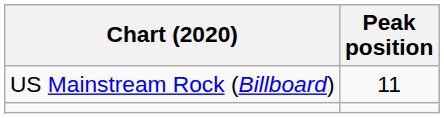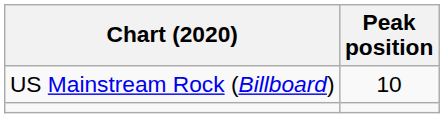(389, 84) 11 -> (389, 84) 10
